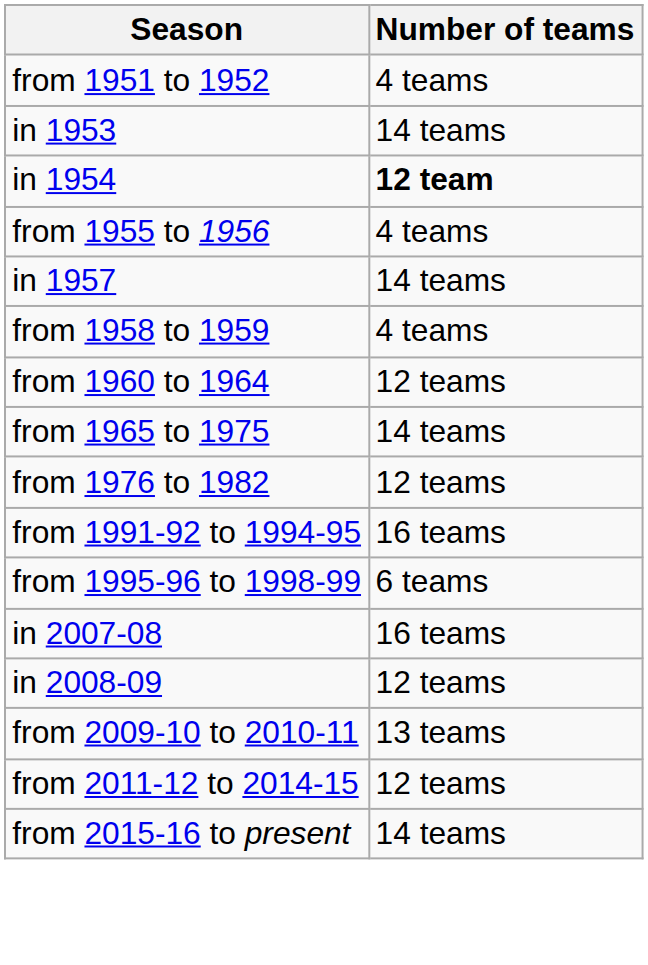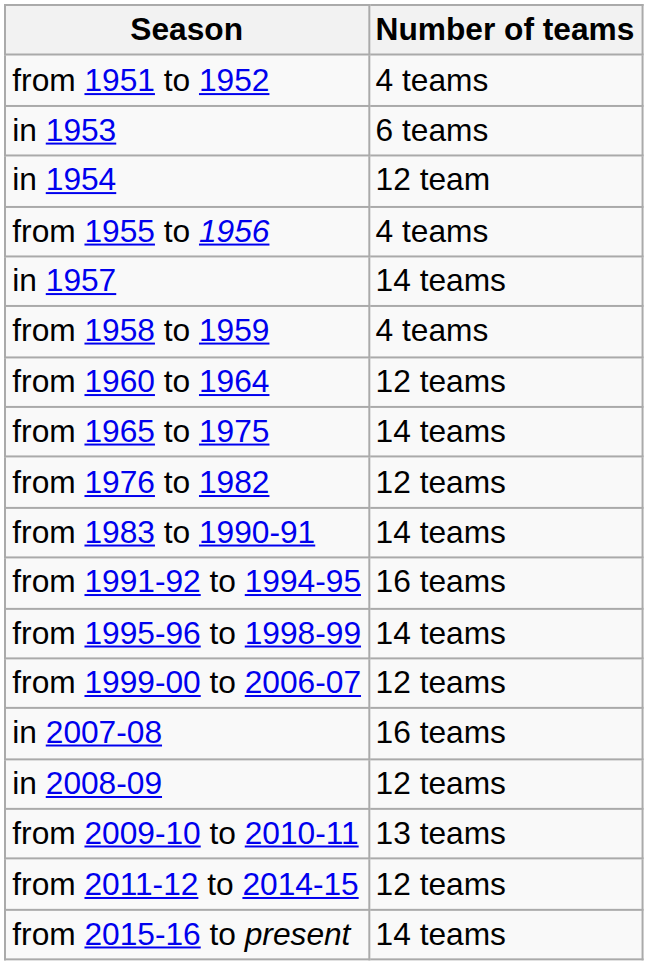(441, 130) 14 teams -> (432, 130) 6 teams
(435, 180) bold -> (433, 180) normal
+ row: (164, 532)
(432, 582) 6 teams -> (441, 632) 14 teams
+ row: (187, 682)
